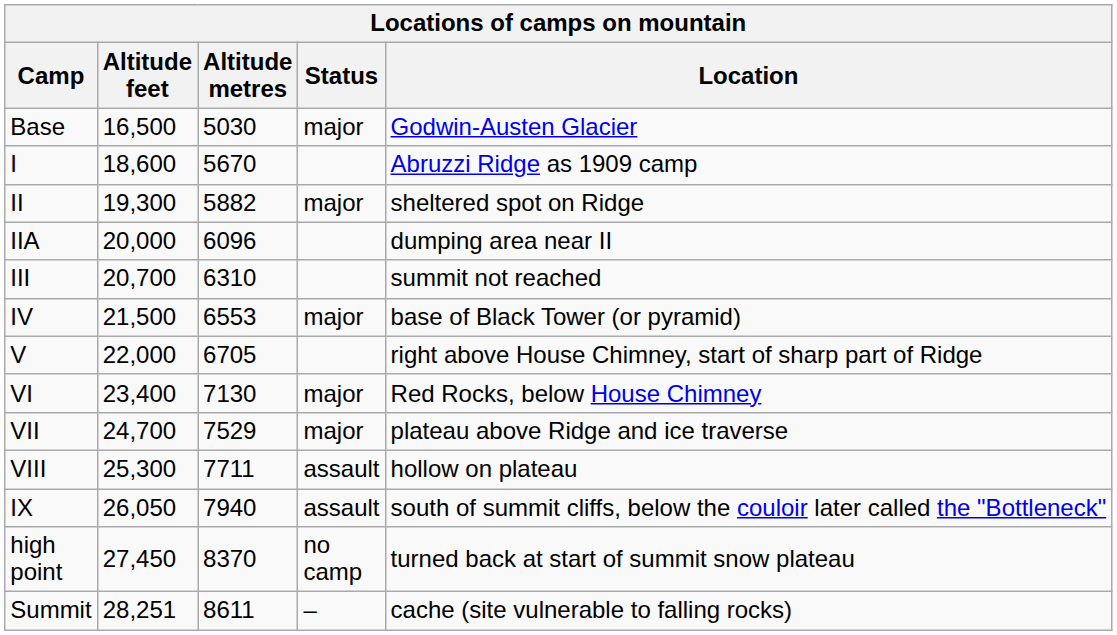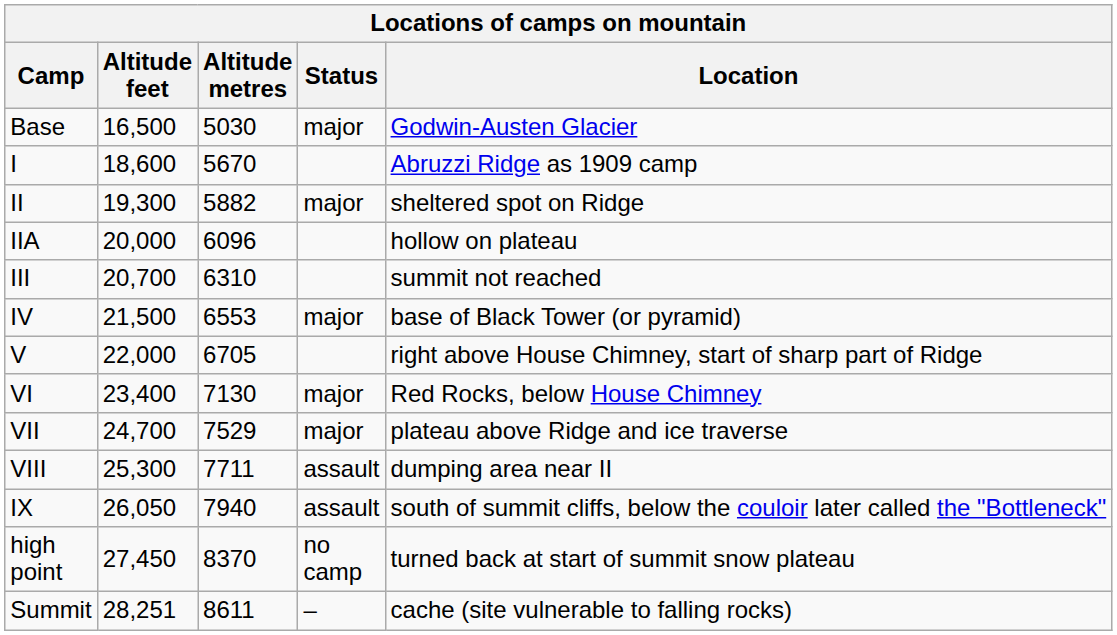(501, 240) dumping area near II -> (484, 240) hollow on plateau
(484, 469) hollow on plateau -> (501, 469) dumping area near II
